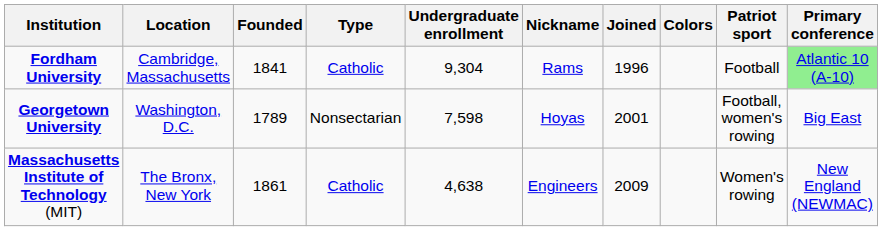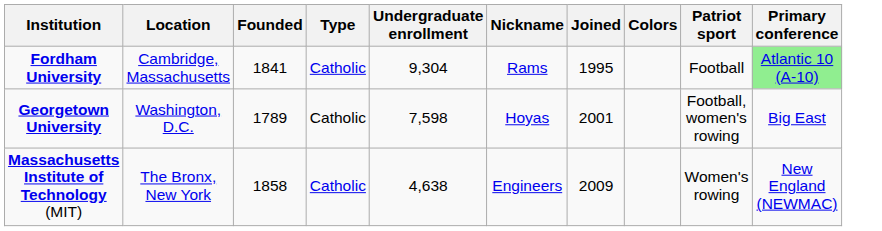(631, 67) 1996 -> (596, 67) 1995
(356, 118) Nonsectarian -> (338, 118) Catholic
(270, 186) 1861 -> (270, 186) 1858
